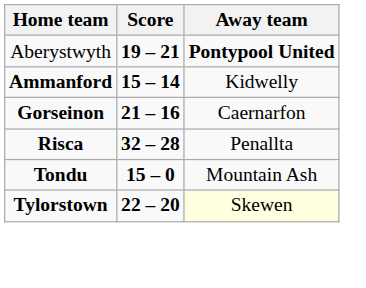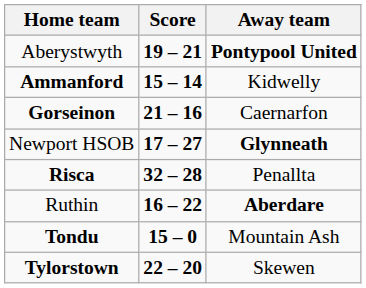+ row: (72, 143)
+ row: (72, 205)
(262, 205) lightyellow background -> (284, 267) no background
